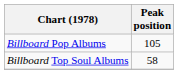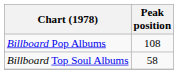(152, 43) 105 -> (152, 43) 108
